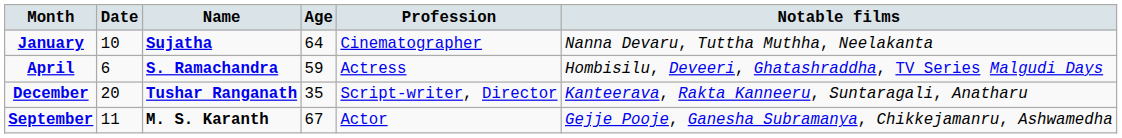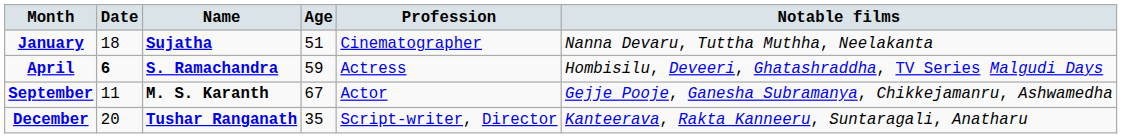(110, 43) 10 -> (110, 43) 18
(314, 43) 64 -> (314, 43) 51
(106, 69) normal -> (106, 69) bold
rows swapped: (51, 120) <-> (51, 94)
